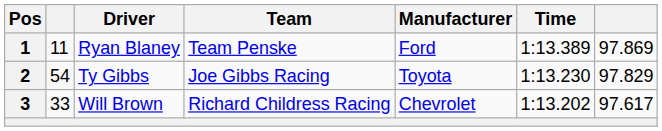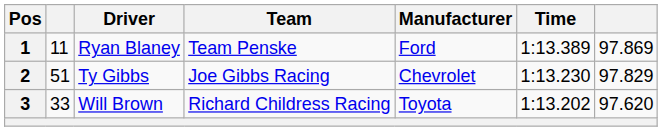(60, 76) 54 -> (60, 76) 51
(425, 76) Toyota -> (437, 76) Chevrolet
(437, 104) Chevrolet -> (425, 104) Toyota
(626, 104) 97.617 -> (626, 104) 97.620
